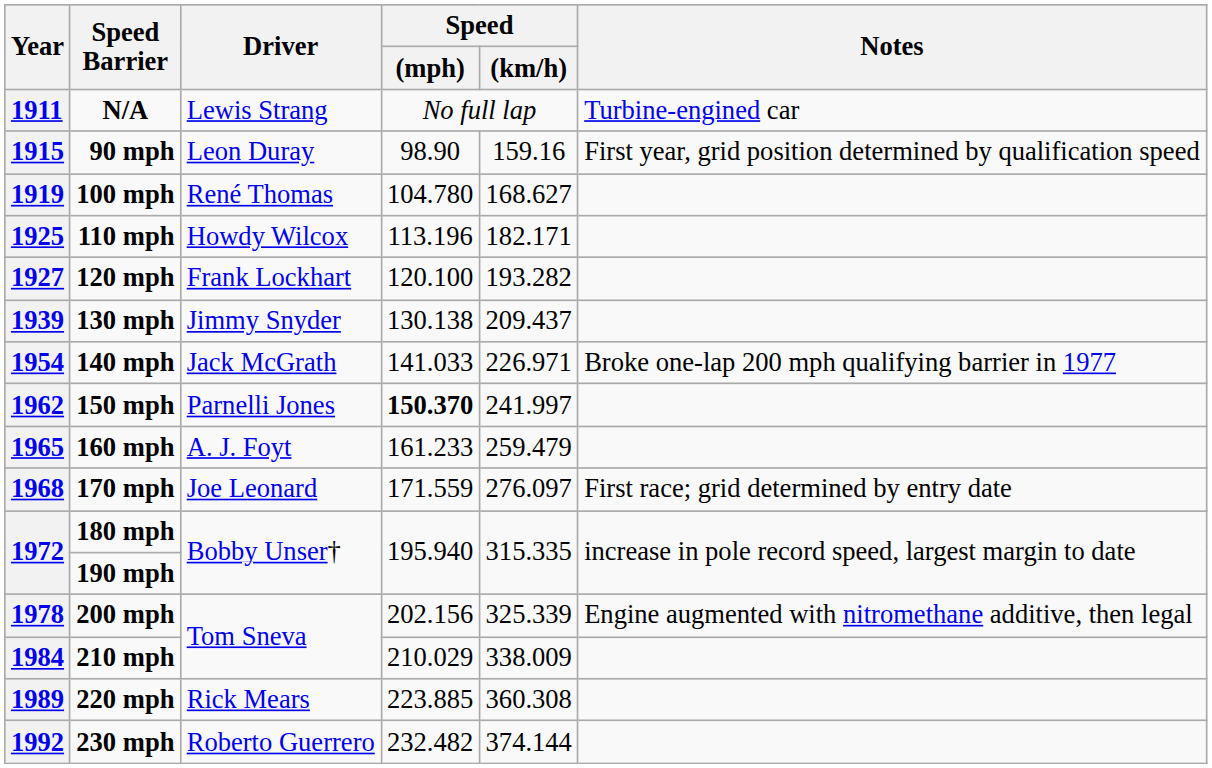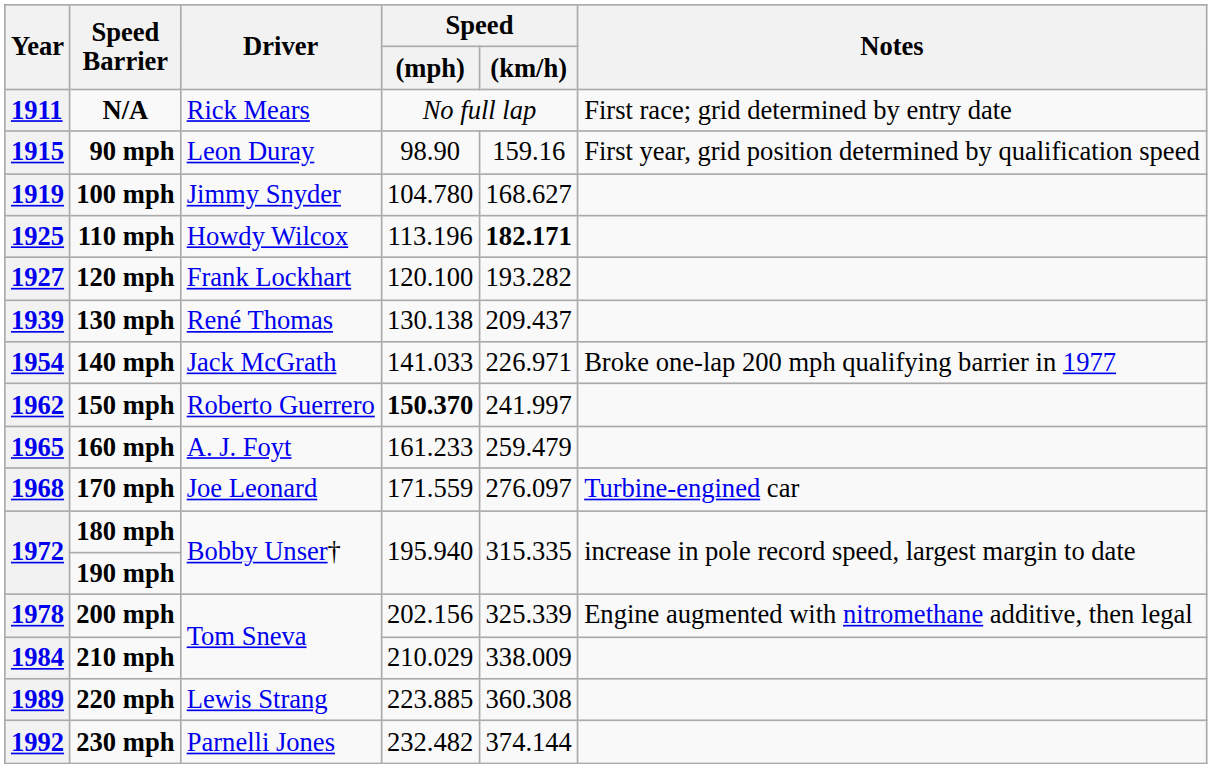(257, 109) Lewis Strang -> (248, 109) Rick Mears
(692, 109) Turbine-engined car -> (798, 109) First race; grid determined by entry date
(260, 194) René Thomas -> (264, 194) Jimmy Snyder
(529, 236) normal -> (529, 236) bold
(264, 320) Jimmy Snyder -> (260, 320) René Thomas
(261, 404) Parnelli Jones -> (281, 404) Roberto Guerrero
(798, 488) First race; grid determined by entry date -> (692, 488) Turbine-engined car
(248, 699) Rick Mears -> (257, 699) Lewis Strang
(281, 741) Roberto Guerrero -> (261, 741) Parnelli Jones
